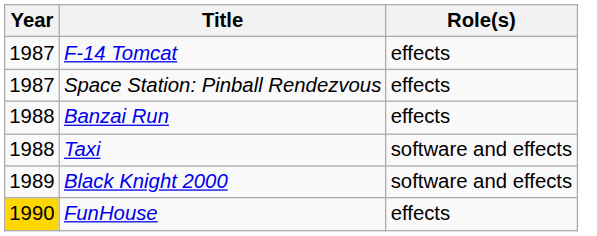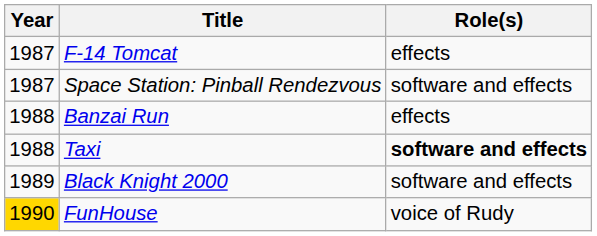(420, 85) effects -> (481, 85) software and effects
(481, 149) normal -> (489, 149) bold
(420, 213) effects -> (452, 213) voice of Rudy
